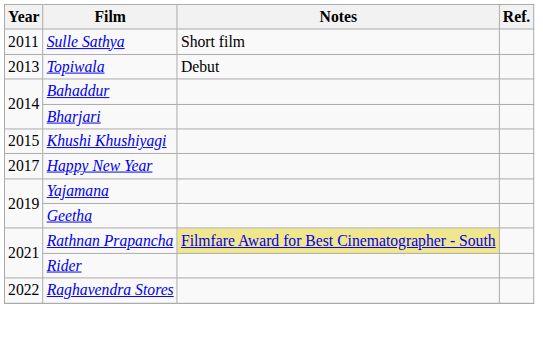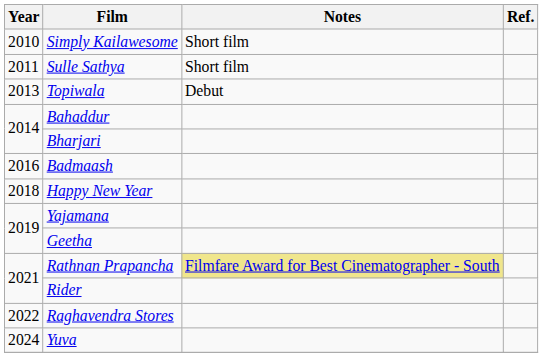+ row: (112, 41)
- row: (107, 141)
+ row: (80, 166)
(24, 166) 2017 -> (24, 191) 2018
+ row: (62, 340)
